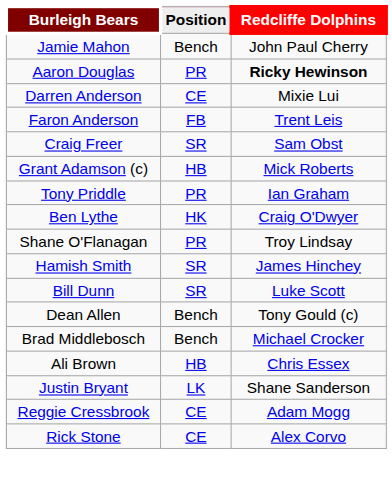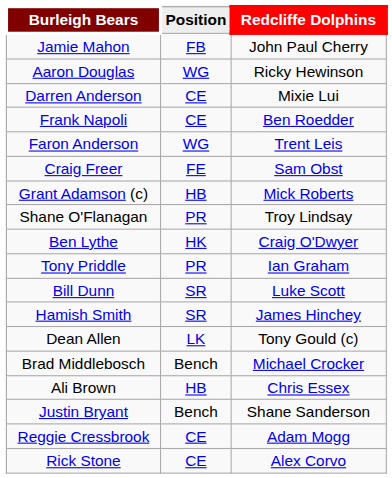(196, 46) Bench -> (196, 46) FB
(196, 71) PR -> (196, 71) WG
(308, 71) bold -> (308, 71) normal
+ row: (83, 120)
(196, 120) FB -> (196, 144) WG
(196, 144) SR -> (196, 168) FE
rows swapped: (83, 193) <-> (83, 241)
rows swapped: (83, 290) <-> (83, 266)
(196, 314) Bench -> (196, 339) LK
(196, 388) LK -> (196, 412) Bench
